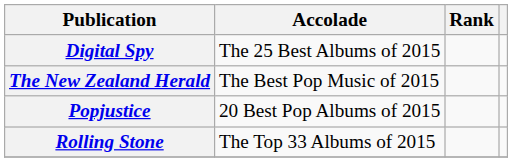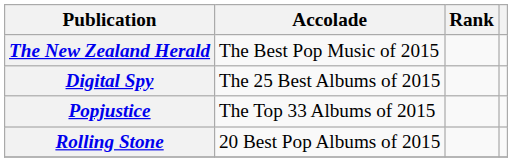rows swapped: (110, 50) <-> (110, 80)
(330, 111) 20 Best Pop Albums of 2015 -> (327, 111) The Top 33 Albums of 2015
(327, 141) The Top 33 Albums of 2015 -> (330, 141) 20 Best Pop Albums of 2015
